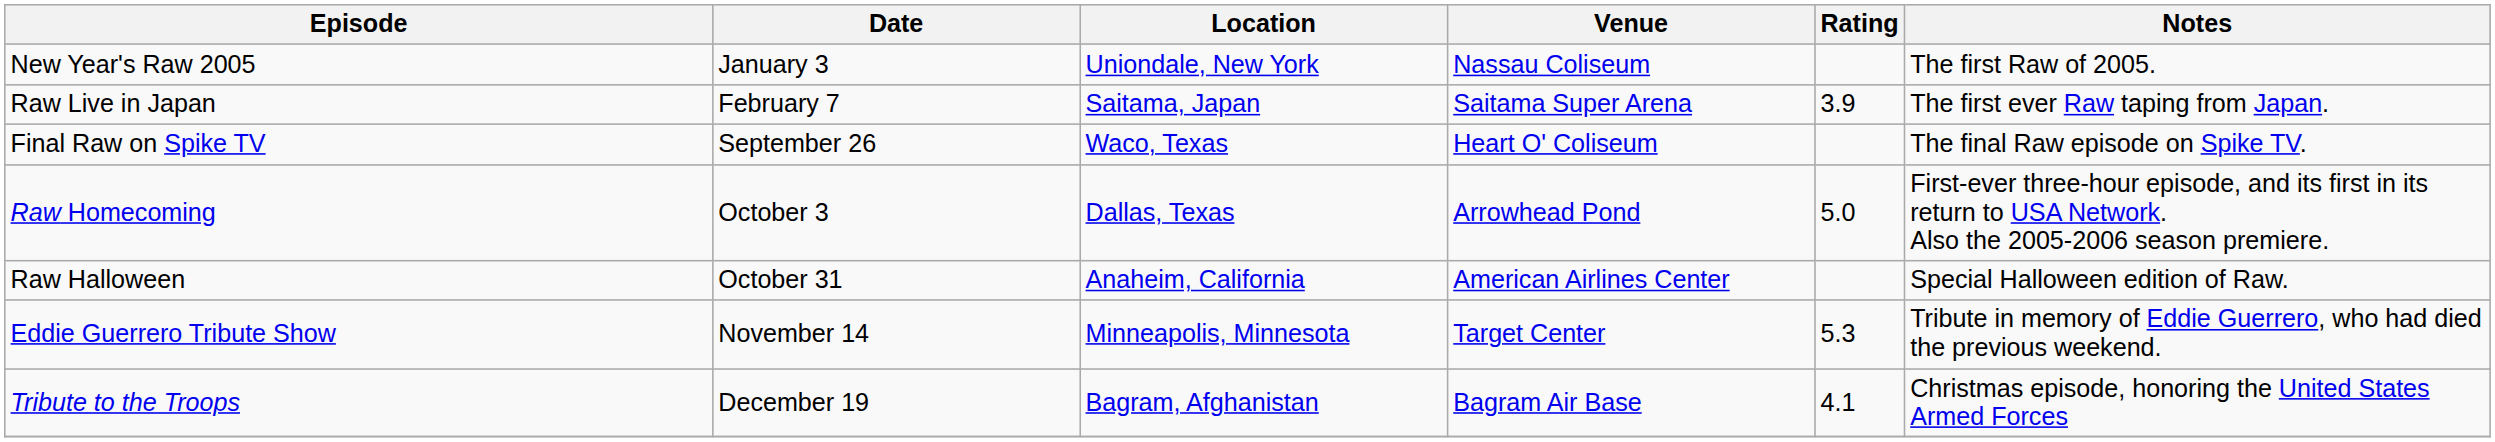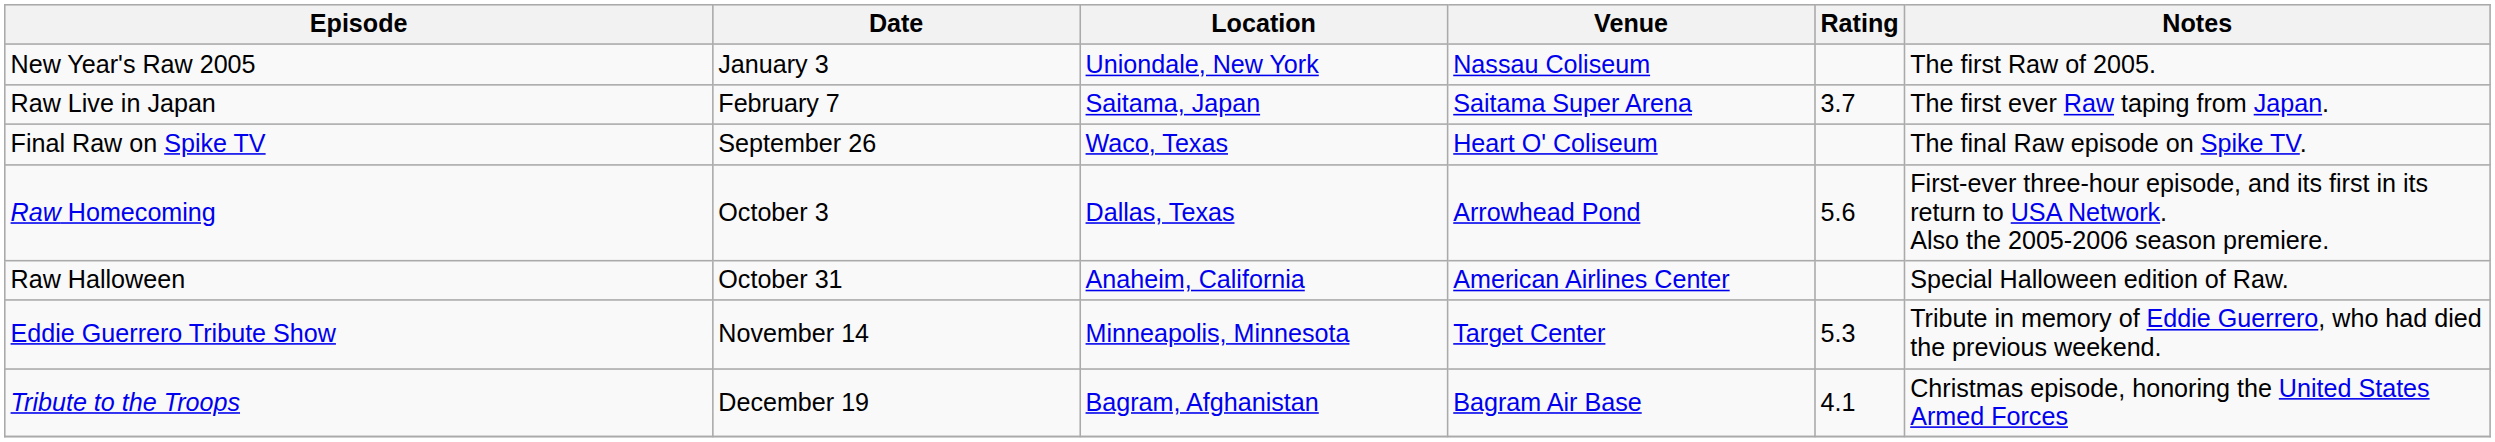(1838, 104) 3.9 -> (1838, 104) 3.7
(1838, 212) 5.0 -> (1838, 212) 5.6
